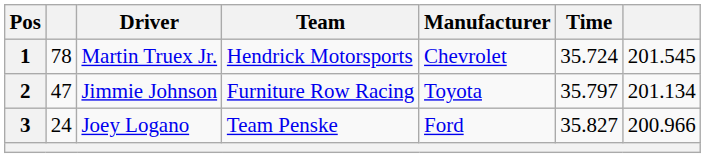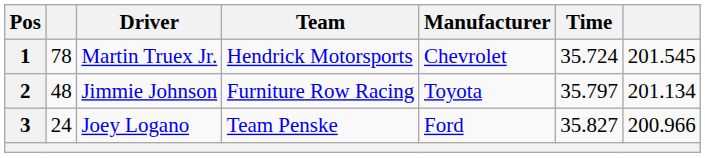(61, 91) 47 -> (61, 91) 48
